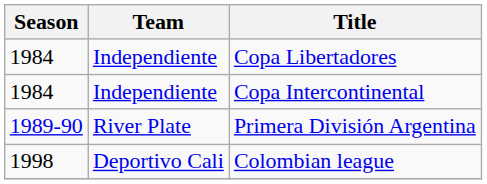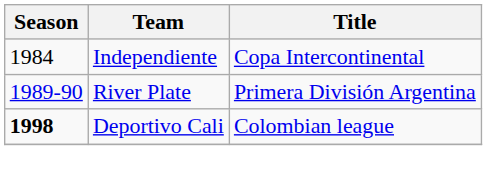- row: (315, 56)
(32, 160) normal -> (32, 126) bold
